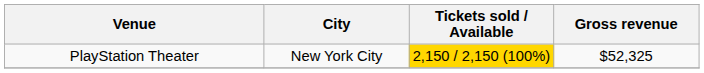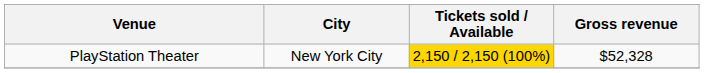(626, 56) $52,325 -> (626, 56) $52,328
